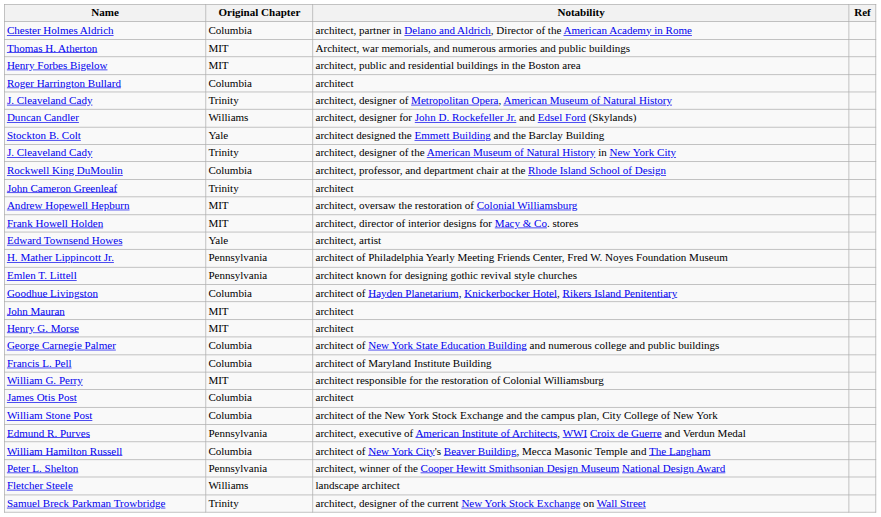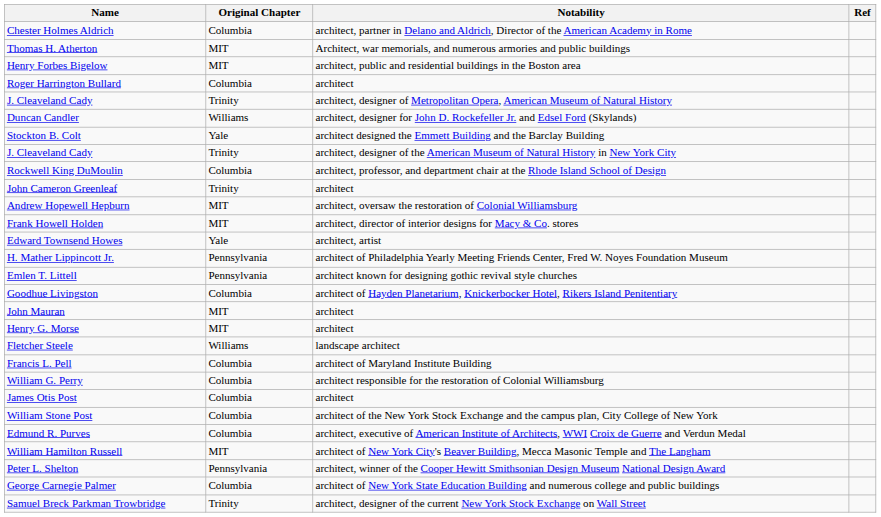rows swapped: (61, 345) <-> (40, 485)
(218, 380) MIT -> (230, 380) Columbia
(238, 433) Pennsylvania -> (230, 433) Columbia
(230, 450) Columbia -> (218, 450) MIT
